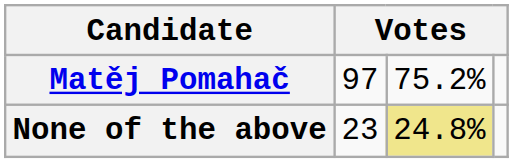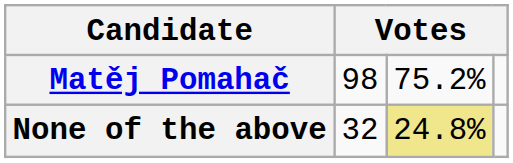(360, 81) 97 -> (360, 81) 98
(360, 131) 23 -> (360, 131) 32
